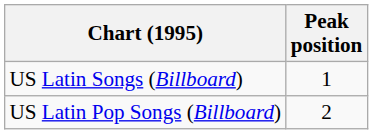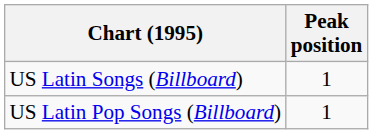(327, 111) 2 -> (327, 111) 1
